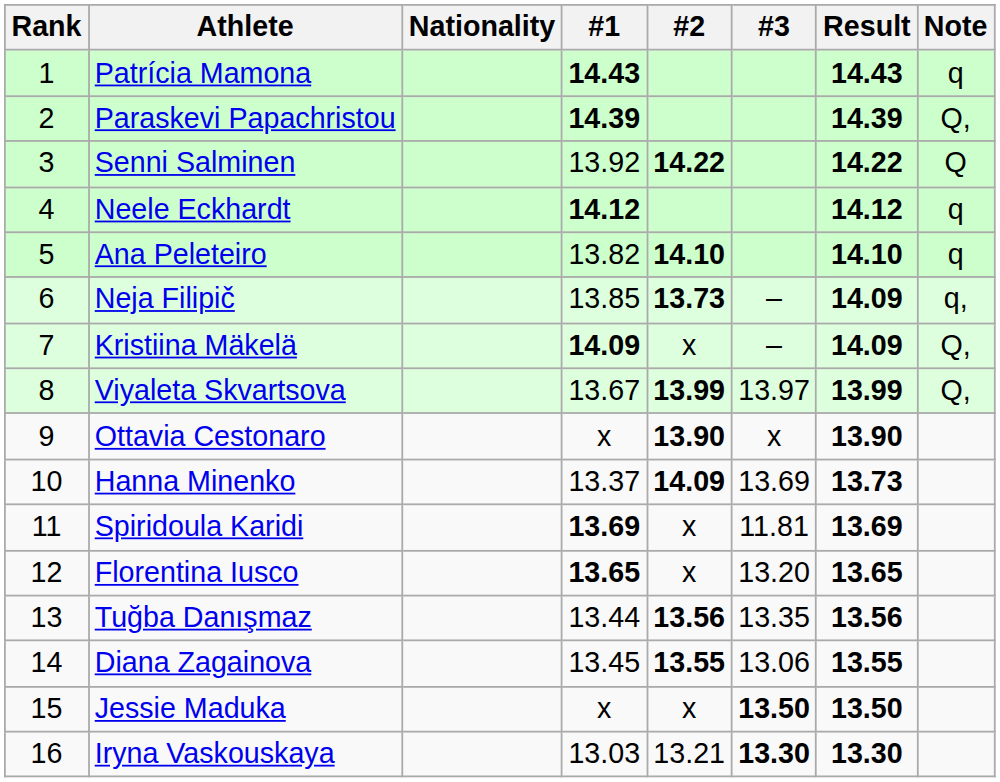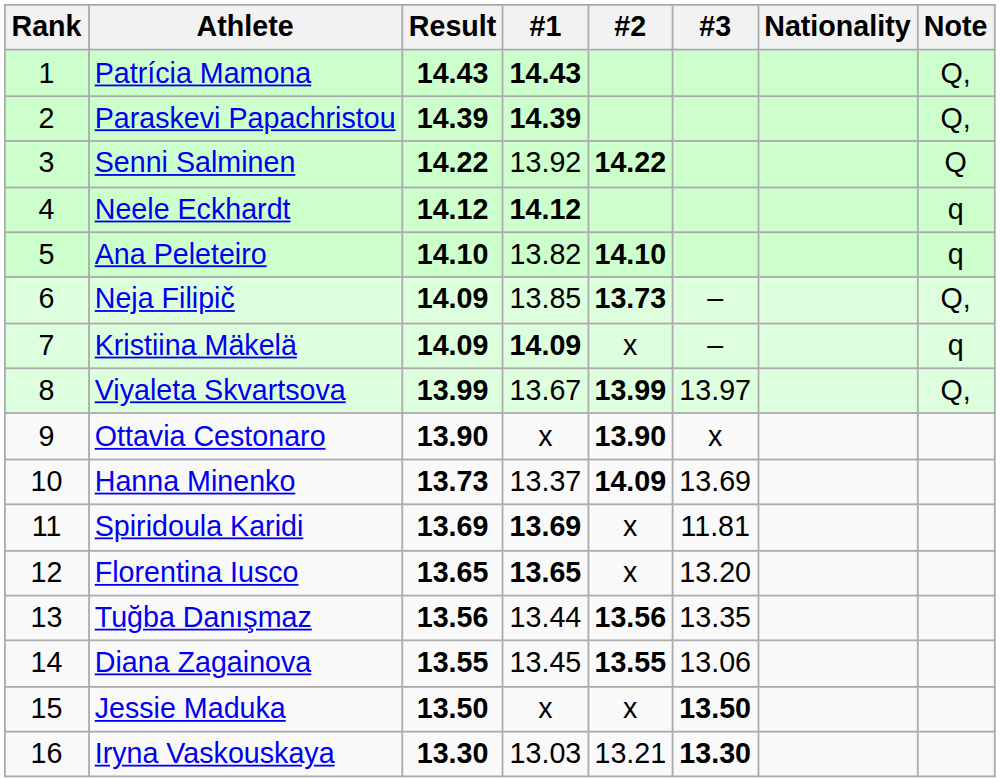columns swapped: (482, 27) <-> (867, 27)
(956, 72) q -> (956, 72) Q,
(956, 299) q, -> (956, 299) Q,
(956, 345) Q, -> (956, 345) q
